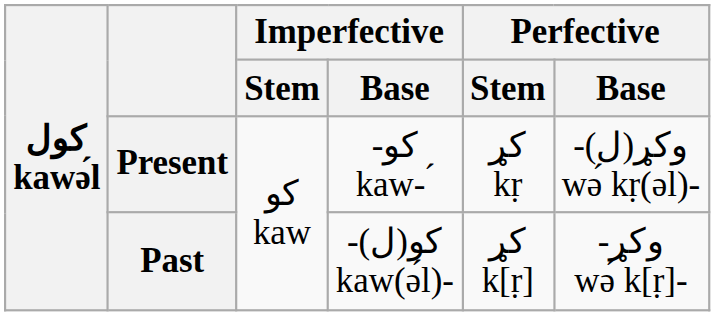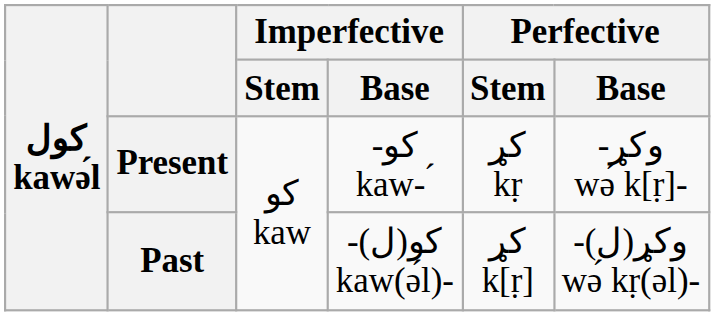(631, 164) -(وکړ(ل wə́ kṛ(əl)- -> (631, 164) -وکړ wə́ k[ṛ]‑
(631, 261) -وکړ wə́ k[ṛ]‑ -> (631, 261) -(وکړ(ل wə́ kṛ(əl)-
